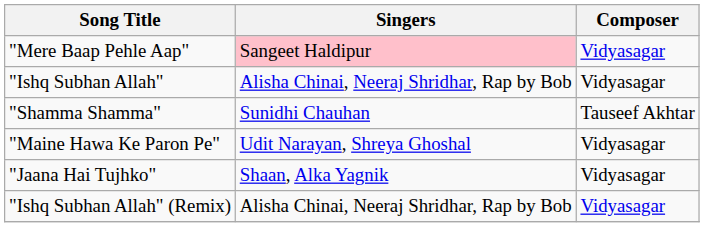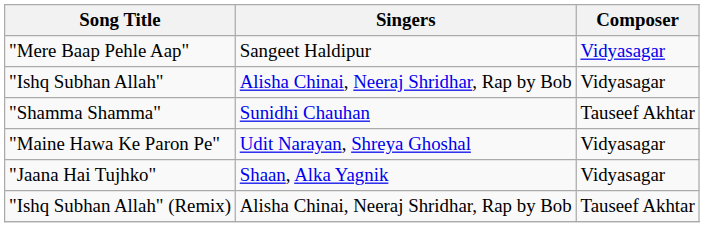(305, 51) pink background -> (305, 51) no background
(623, 206) Vidyasagar -> (638, 206) Tauseef Akhtar
